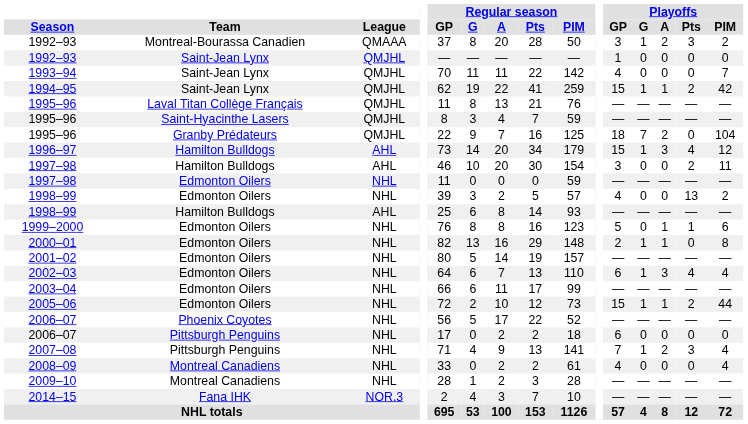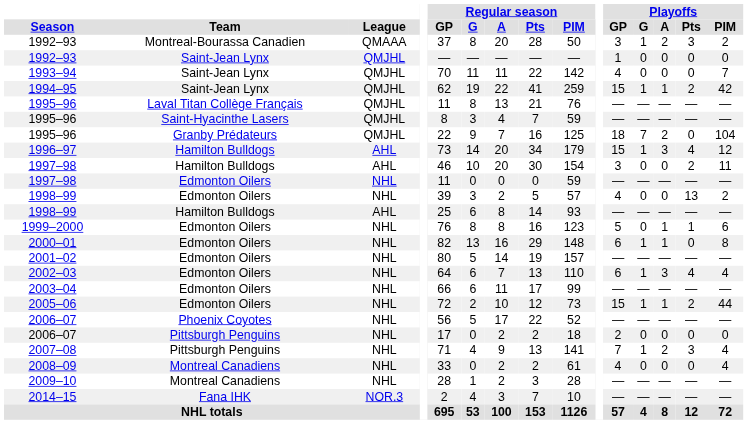(618, 242) 2 -> (618, 242) 6
(618, 335) 6 -> (618, 335) 2
